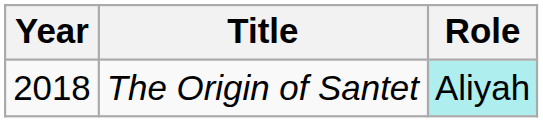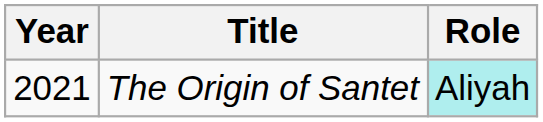(52, 87) 2018 -> (52, 87) 2021
